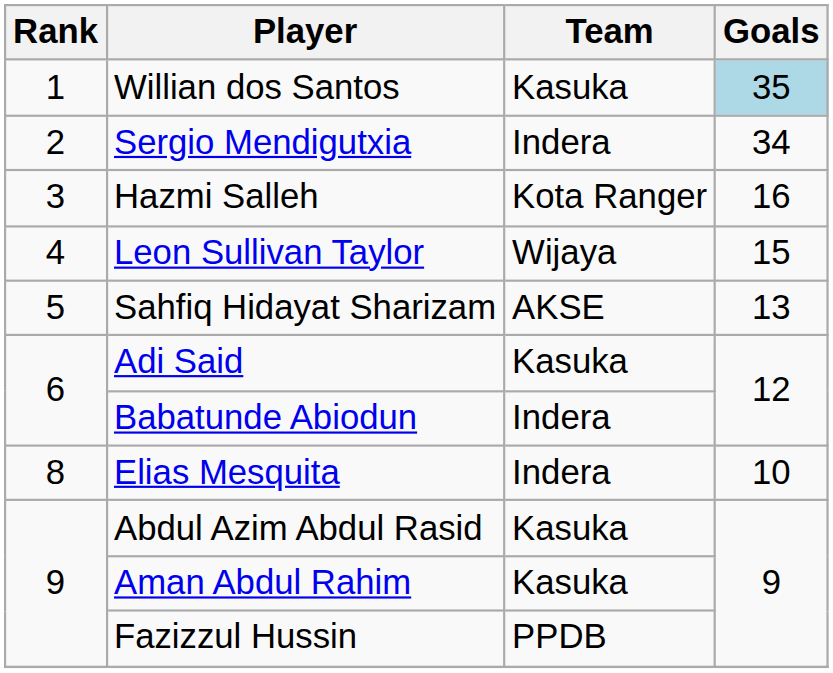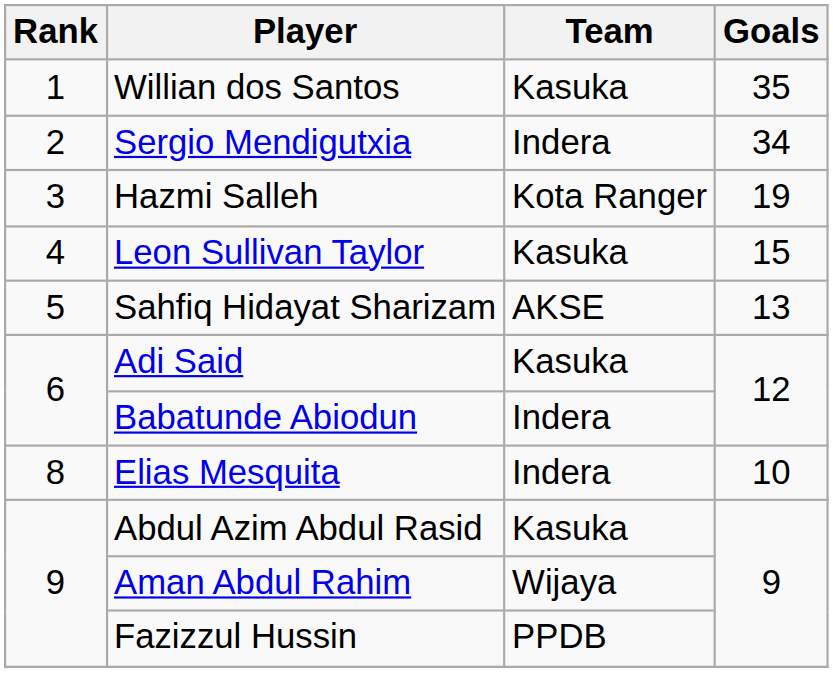(771, 87) lightblue background -> (771, 87) no background
(771, 197) 16 -> (771, 197) 19
(564, 252) Wijaya -> (570, 252) Kasuka
(570, 582) Kasuka -> (564, 582) Wijaya
